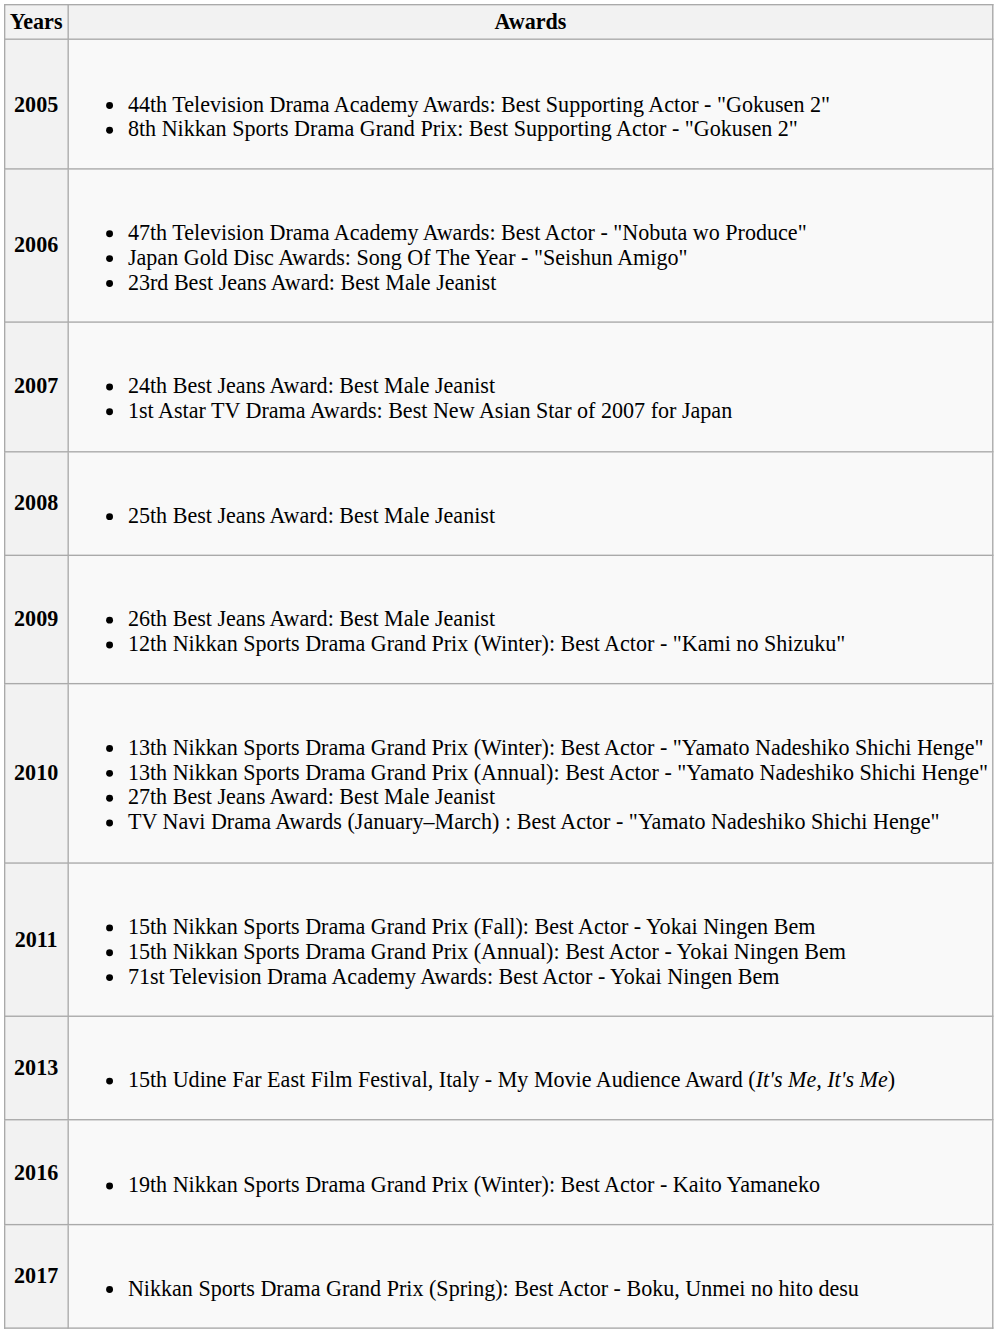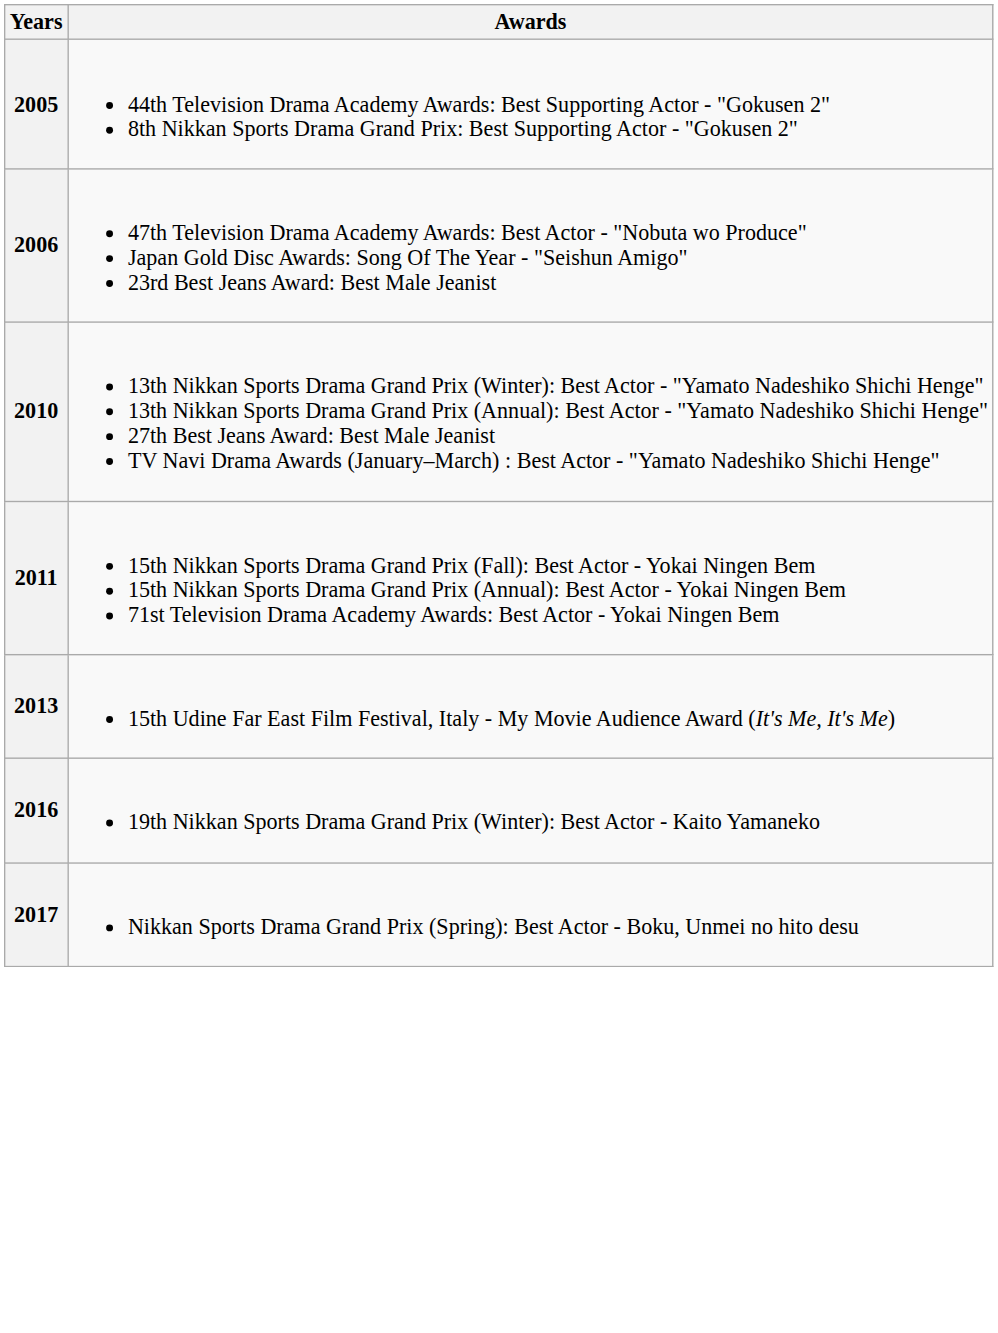- row: (36, 386)
- row: (36, 502)
- row: (36, 619)
